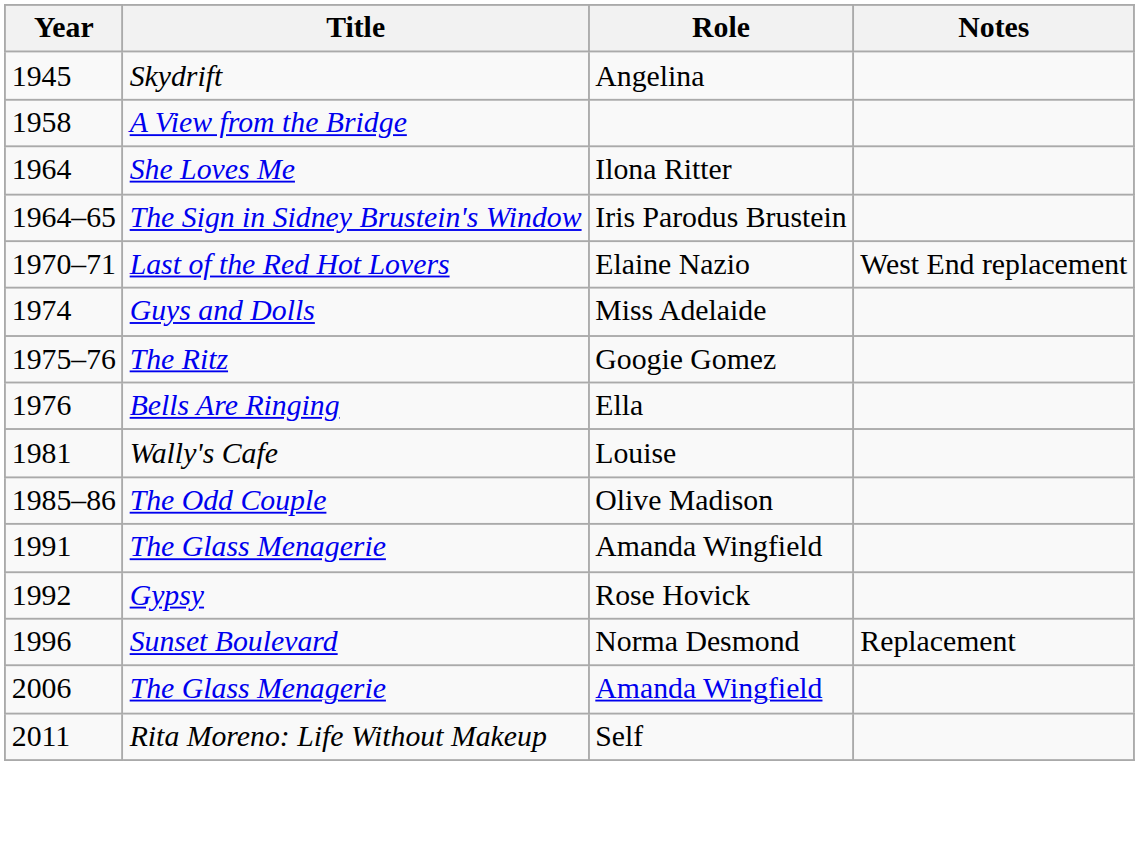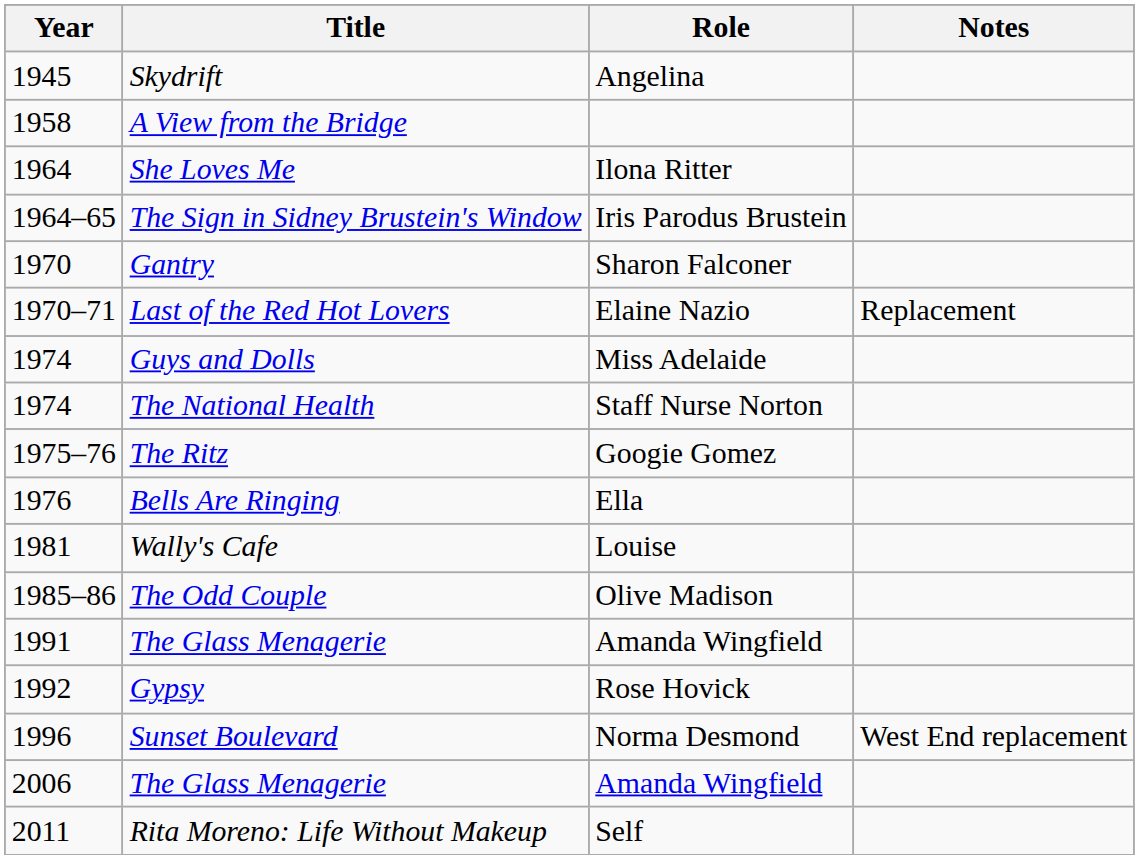+ row: (42, 264)
(994, 264) West End replacement -> (938, 311) Replacement
+ row: (42, 405)
(938, 641) Replacement -> (994, 736) West End replacement
